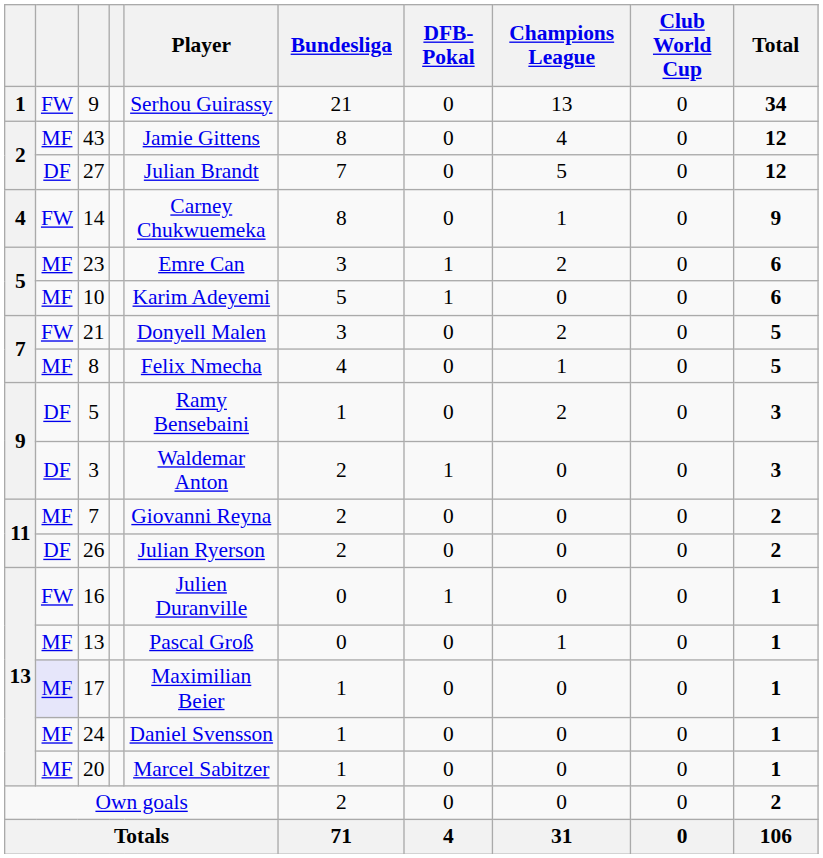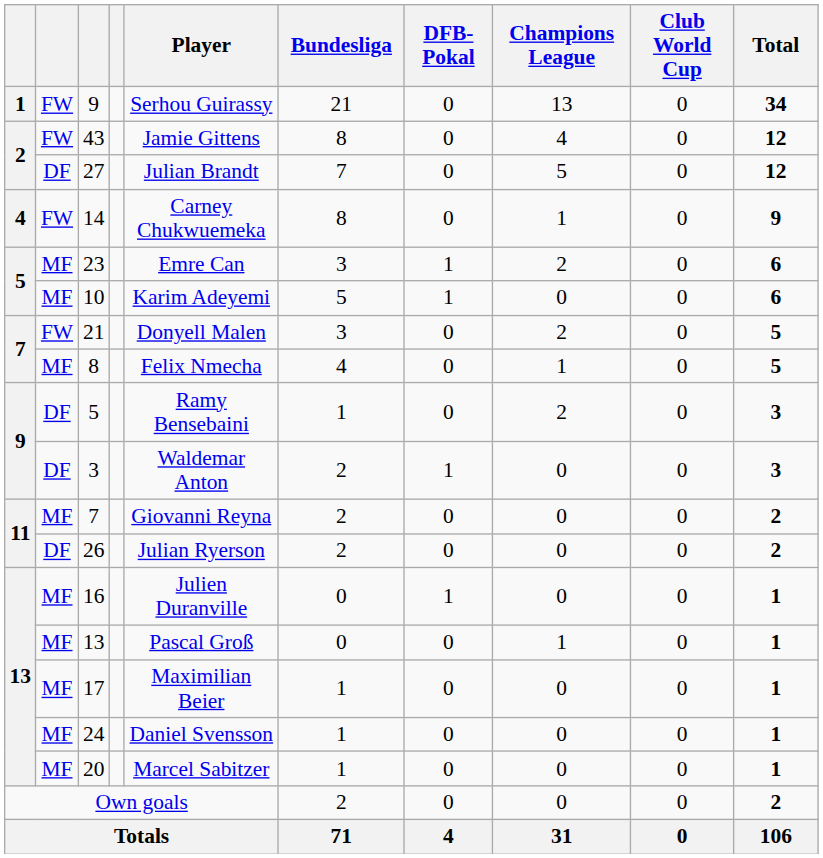(57, 137) MF -> (57, 137) FW
(57, 596) FW -> (57, 596) MF
(57, 688) lavender background -> (57, 688) no background
